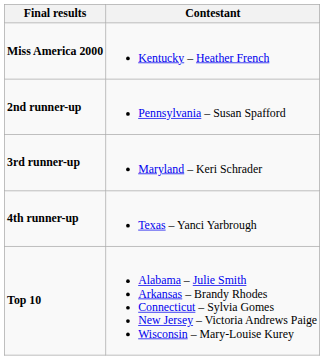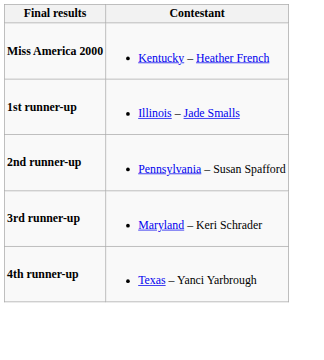+ row: (42, 106)
- row: (24, 300)
